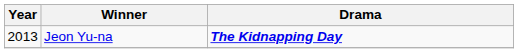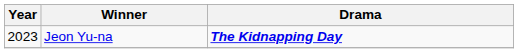(23, 36) 2013 -> (23, 36) 2023
